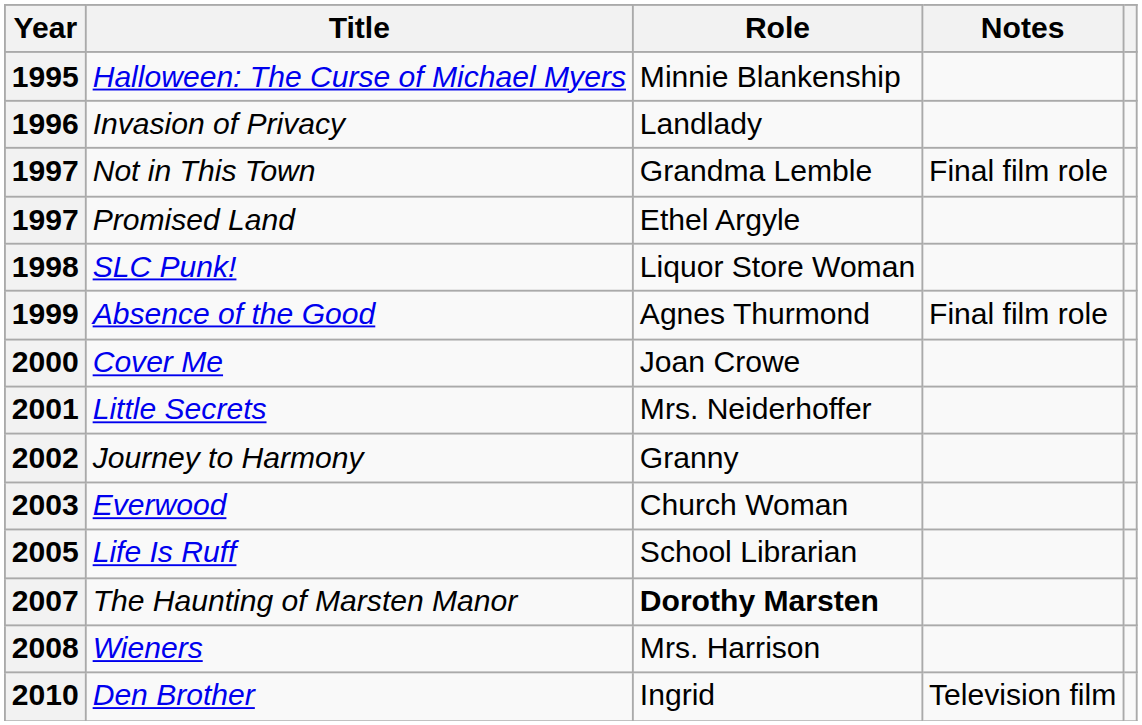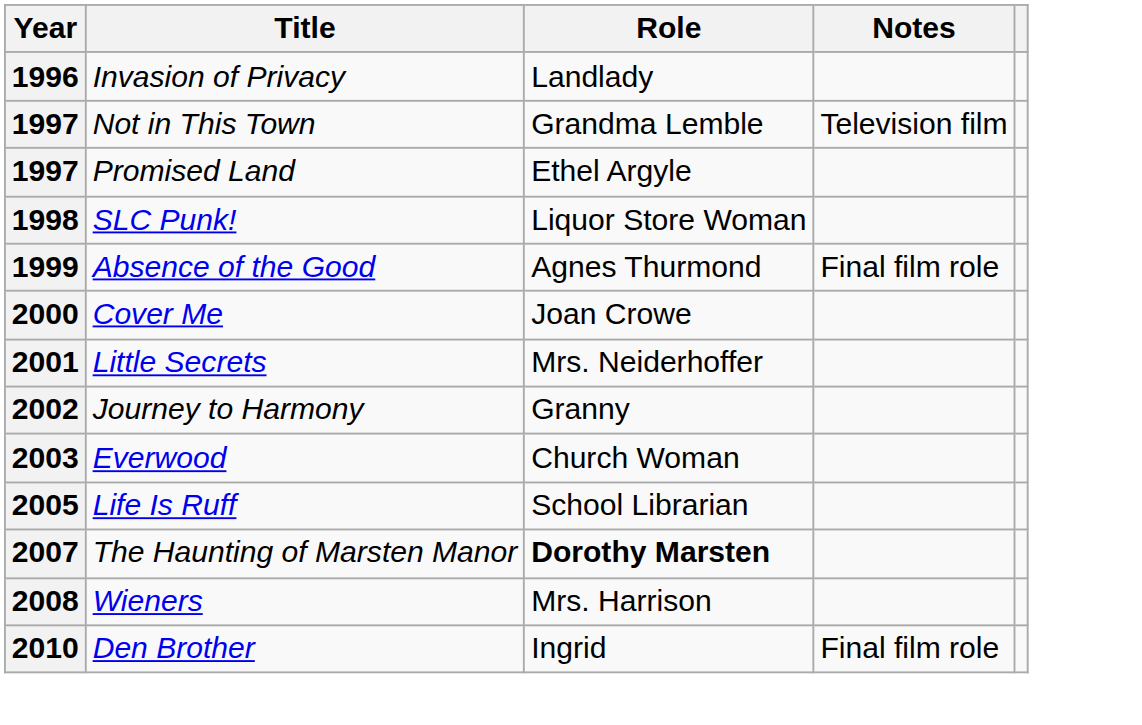- row: (45, 76)
(1018, 171) Final film role -> (914, 123) Television film
(1023, 696) Television film -> (910, 648) Final film role
